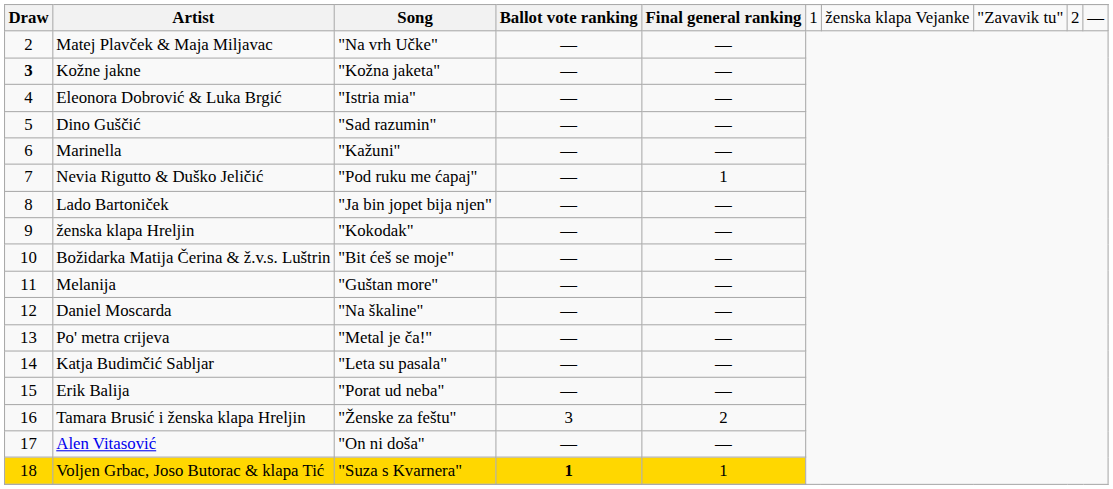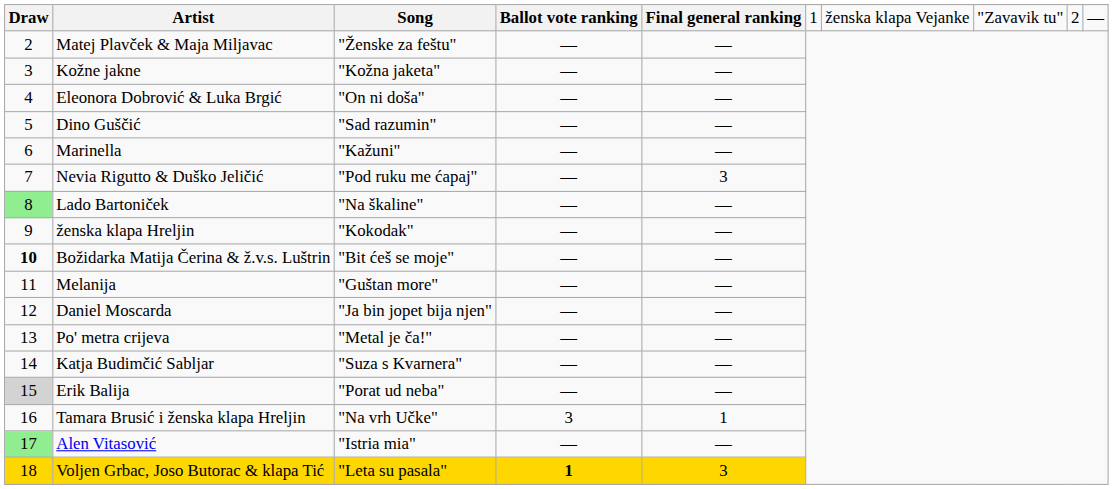(388, 44) "Na vrh Učke" -> (397, 44) "Ženske za feštu"
(28, 71) bold -> (28, 71) normal
(377, 97) "Istria mia" -> (381, 97) "On ni doša"
(723, 177) 1 -> (723, 177) 3
(28, 204) no background -> (28, 204) lightgreen background
(415, 204) "Ja bin jopet bija njen" -> (381, 204) "Na škaline"
(28, 257) normal -> (28, 257) bold
(381, 310) "Na škaline" -> (415, 310) "Ja bin jopet bija njen"
(393, 364) "Leta su pasala" -> (400, 364) "Suza s Kvarnera"
(28, 390) no background -> (28, 390) lightgrey background
(397, 417) "Ženske za feštu" -> (388, 417) "Na vrh Učke"
(723, 417) 2 -> (723, 417) 1
(28, 444) no background -> (28, 444) lightgreen background
(381, 444) "On ni doša" -> (377, 444) "Istria mia"
(400, 470) "Suza s Kvarnera" -> (393, 470) "Leta su pasala"
(723, 470) 1 -> (723, 470) 3
